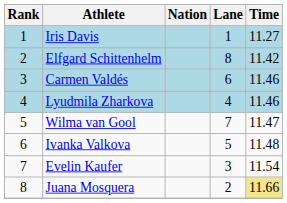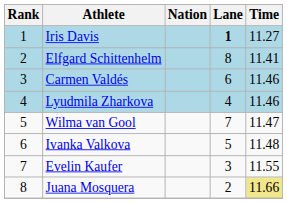(228, 36) normal -> (228, 36) bold
(264, 58) 11.42 -> (264, 58) 11.41
(264, 166) 11.54 -> (264, 166) 11.55
